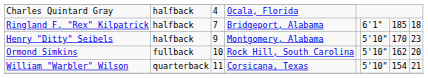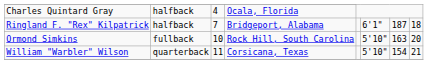(399, 25) 185 -> (399, 25) 187
- row: (60, 39)
(399, 53) 162 -> (399, 39) 163
